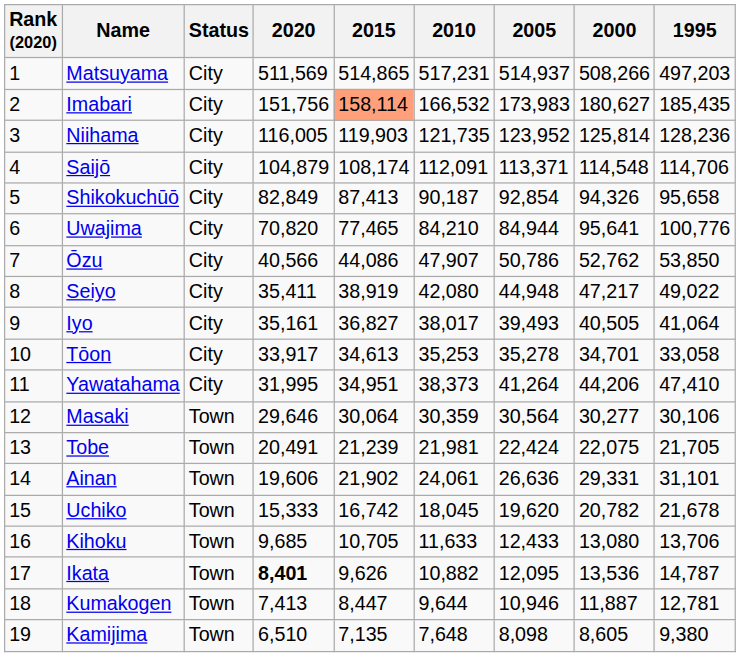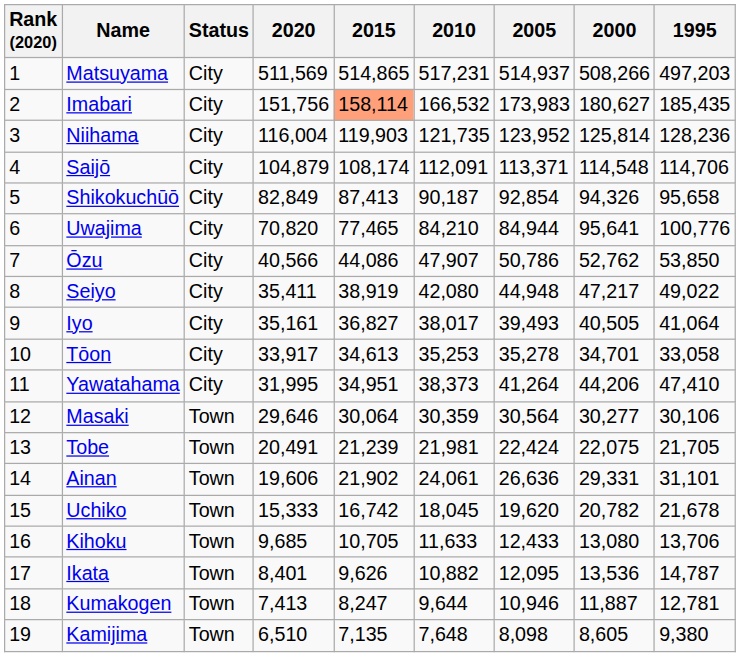(293, 135) 116,005 -> (293, 135) 116,004
(283, 572) bold -> (283, 572) normal
(363, 604) 8,447 -> (363, 604) 8,247
